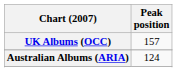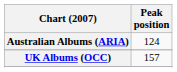rows swapped: (68, 58) <-> (68, 41)
